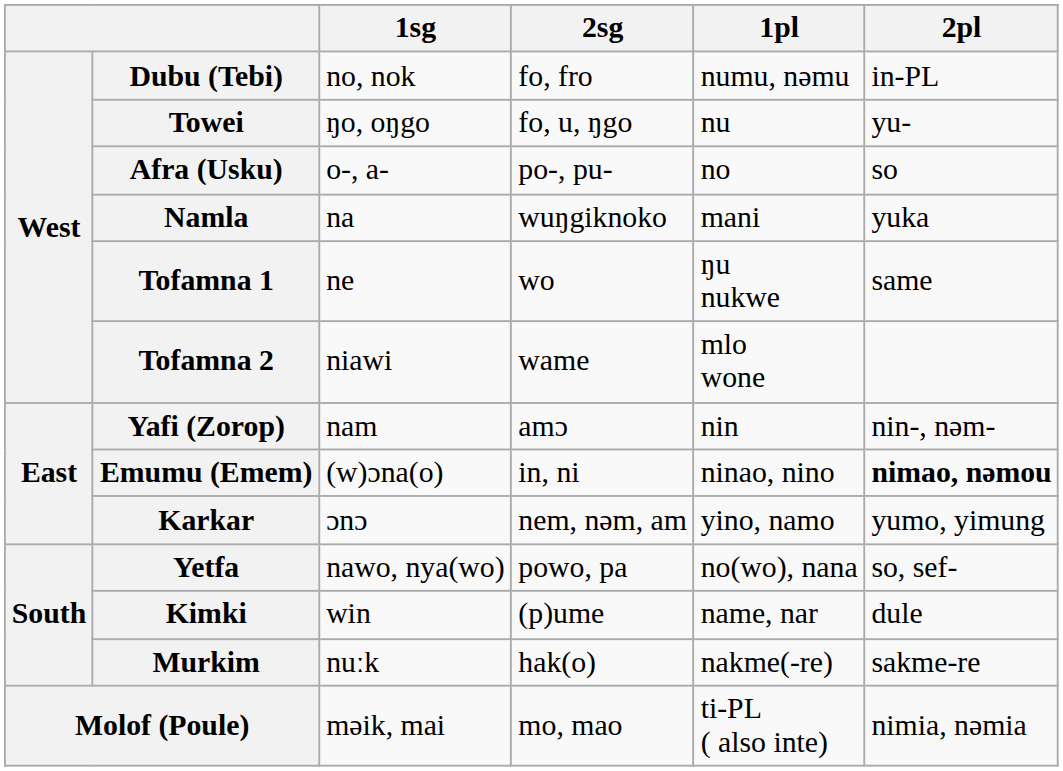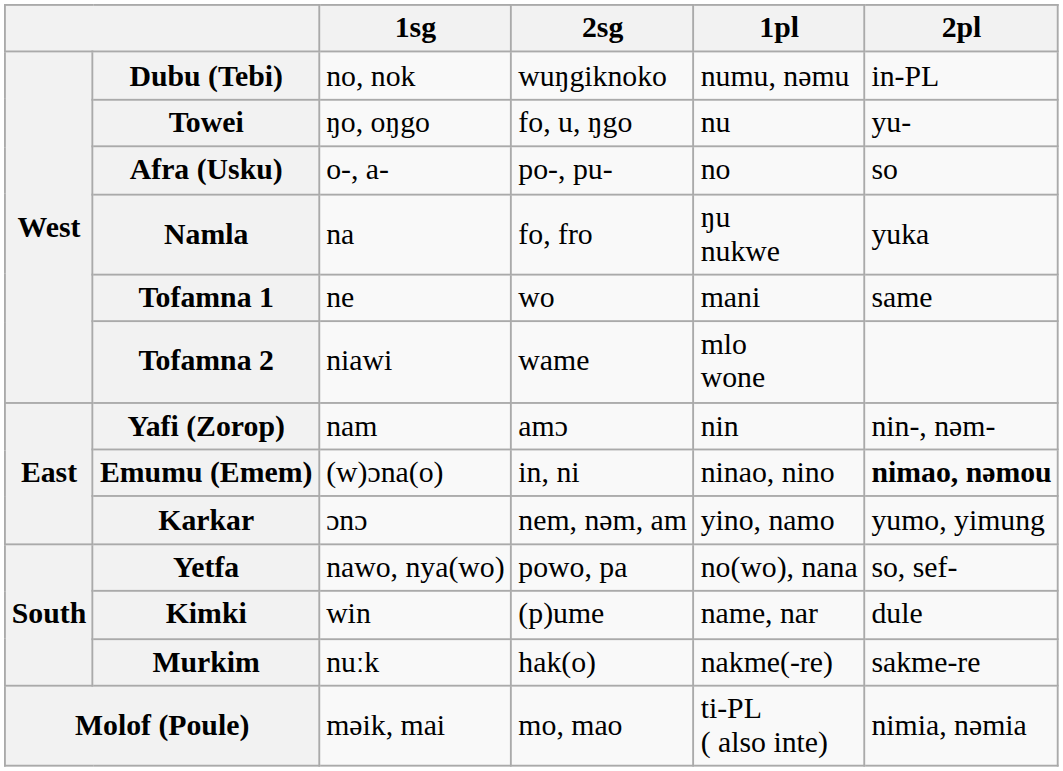(556, 75) fo, fro -> (593, 75) wuŋgiknoko
(593, 216) wuŋgiknoko -> (556, 233) fo, fro
(730, 216) mani -> (740, 233) ŋu nukwe
(740, 280) ŋu nukwe -> (730, 297) mani
